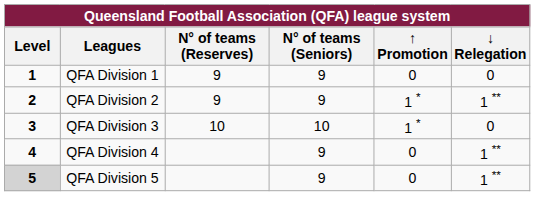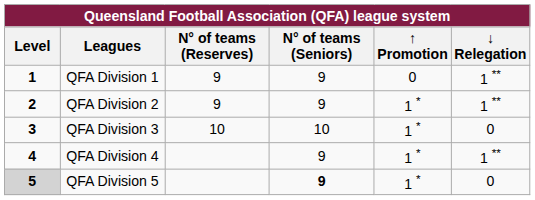(490, 76) 0 -> (490, 78) 1 **
(412, 152) 0 -> (413, 156) 1 *
(322, 178) normal -> (322, 182) bold
(412, 178) 0 -> (413, 182) 1 *
(490, 179) 1 ** -> (490, 182) 0
